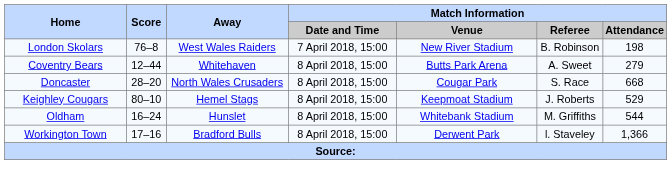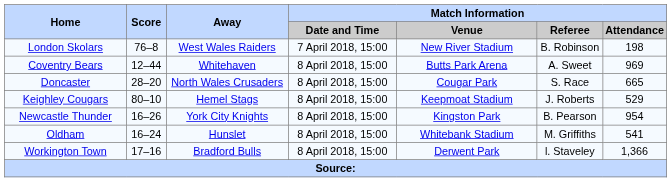(635, 65) 279 -> (635, 65) 969
(635, 82) 668 -> (635, 82) 665
+ row: (65, 116)
(635, 116) 544 -> (635, 134) 541
